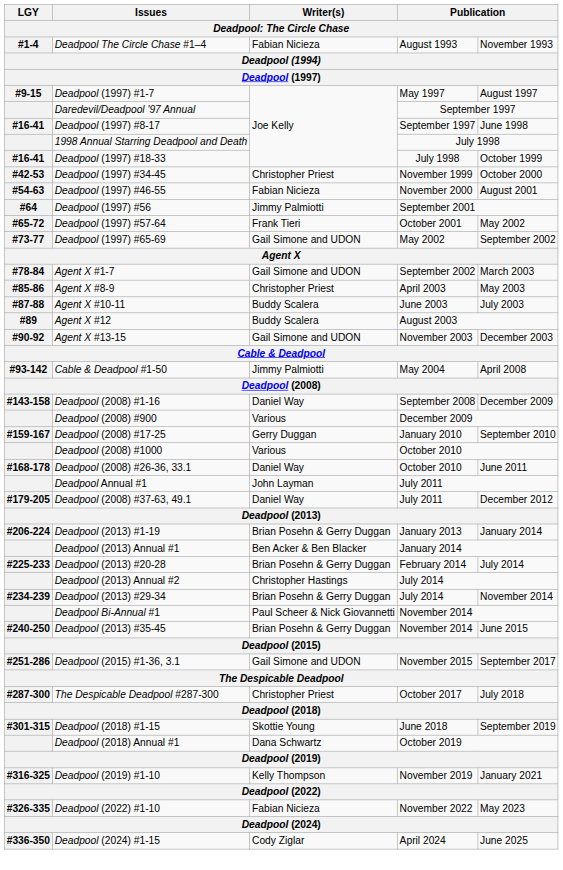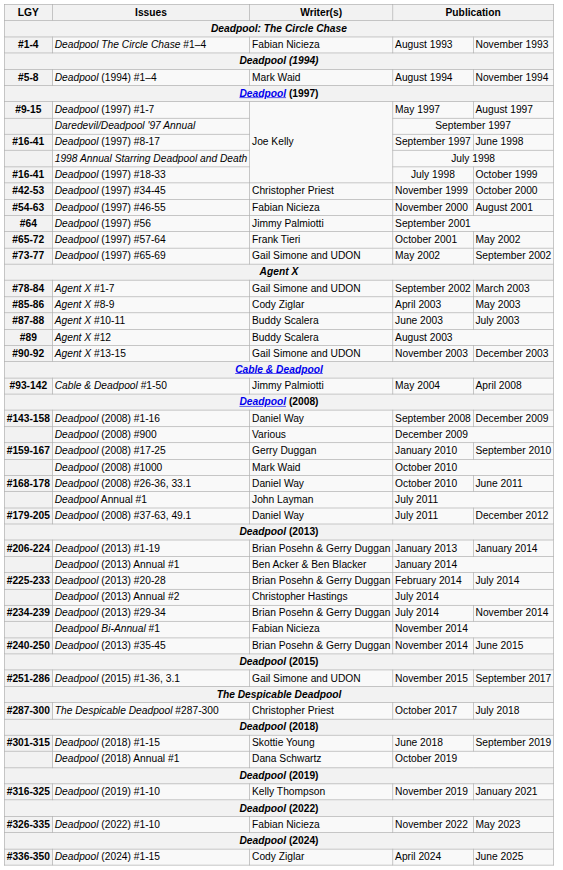+ row: (106, 77)
(293, 288) Christopher Priest -> (278, 304) Cody Ziglar
(269, 451) Various -> (276, 467) Mark Waid
(323, 613) Paul Scheer & Nick Giovannetti -> (286, 629) Fabian Nicieza
